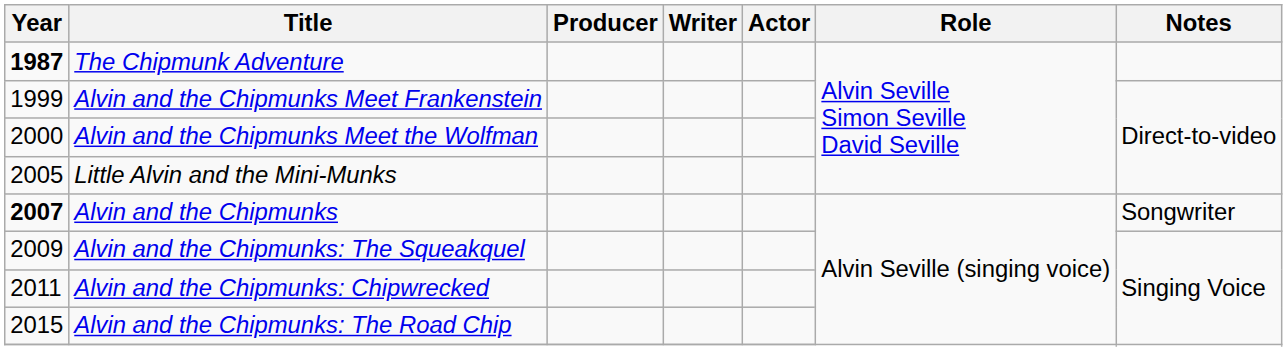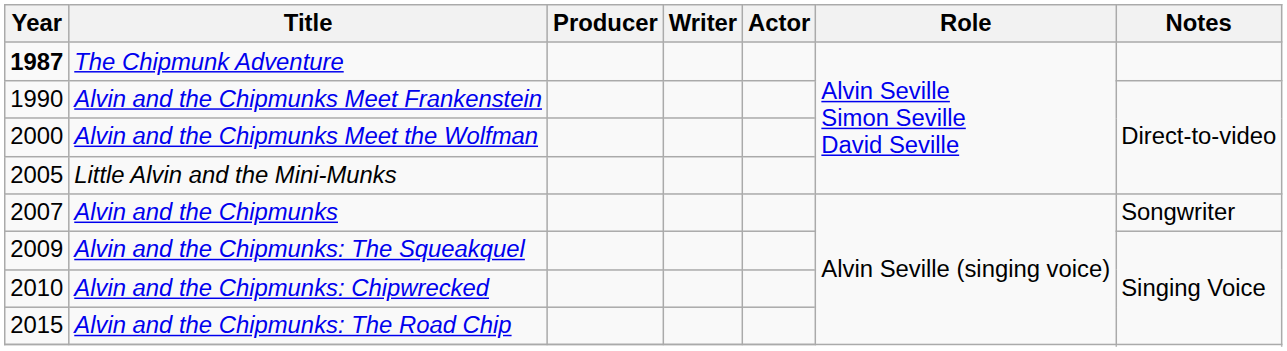(37, 99) 1999 -> (37, 99) 1990
(37, 212) bold -> (37, 212) normal
(36, 288) 2011 -> (37, 288) 2010
